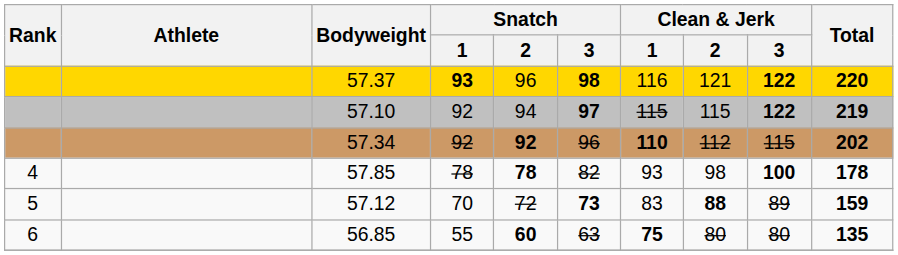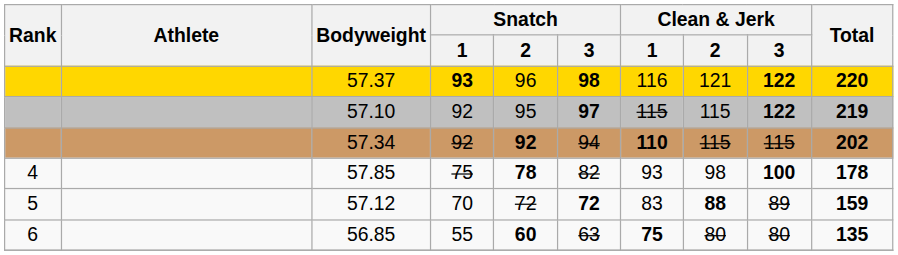(526, 111) 94 -> (526, 111) 95
(589, 142) 96 -> (589, 142) 94
(715, 142) 112 -> (715, 142) 115
(462, 173) 78 -> (462, 173) 75
(589, 204) 73 -> (589, 204) 72
